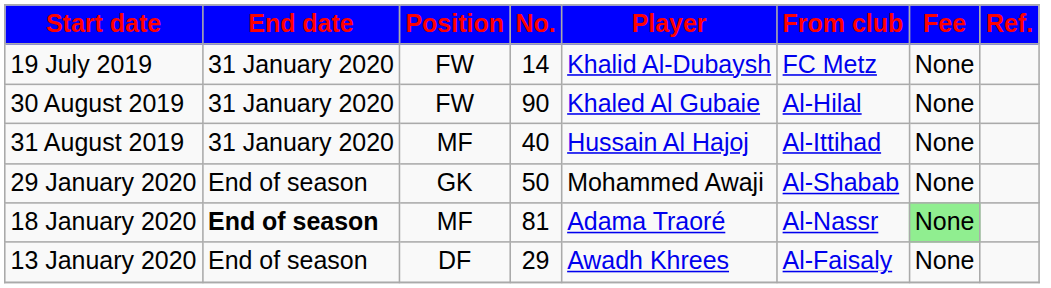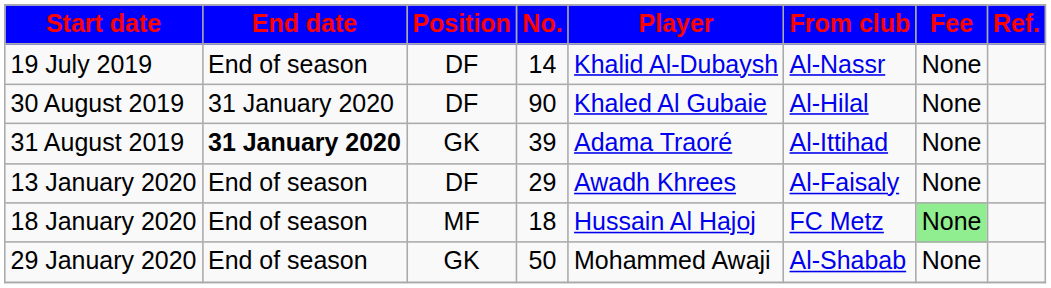(301, 63) 31 January 2020 -> (288, 63) End of season
(455, 63) FW -> (462, 63) DF
(830, 63) FC Metz -> (837, 63) Al-Nassr
(455, 103) FW -> (462, 103) DF
(301, 143) normal -> (304, 143) bold
(455, 143) MF -> (462, 143) GK
(536, 143) 40 -> (542, 143) 39
(658, 143) Hussain Al Hajoj -> (653, 143) Adama Traoré
rows swapped: (104, 261) <-> (104, 182)
(293, 222) bold -> (288, 222) normal
(536, 222) 81 -> (542, 222) 18
(646, 222) Adama Traoré -> (665, 222) Hussain Al Hajoj
(830, 222) Al-Nassr -> (837, 222) FC Metz
